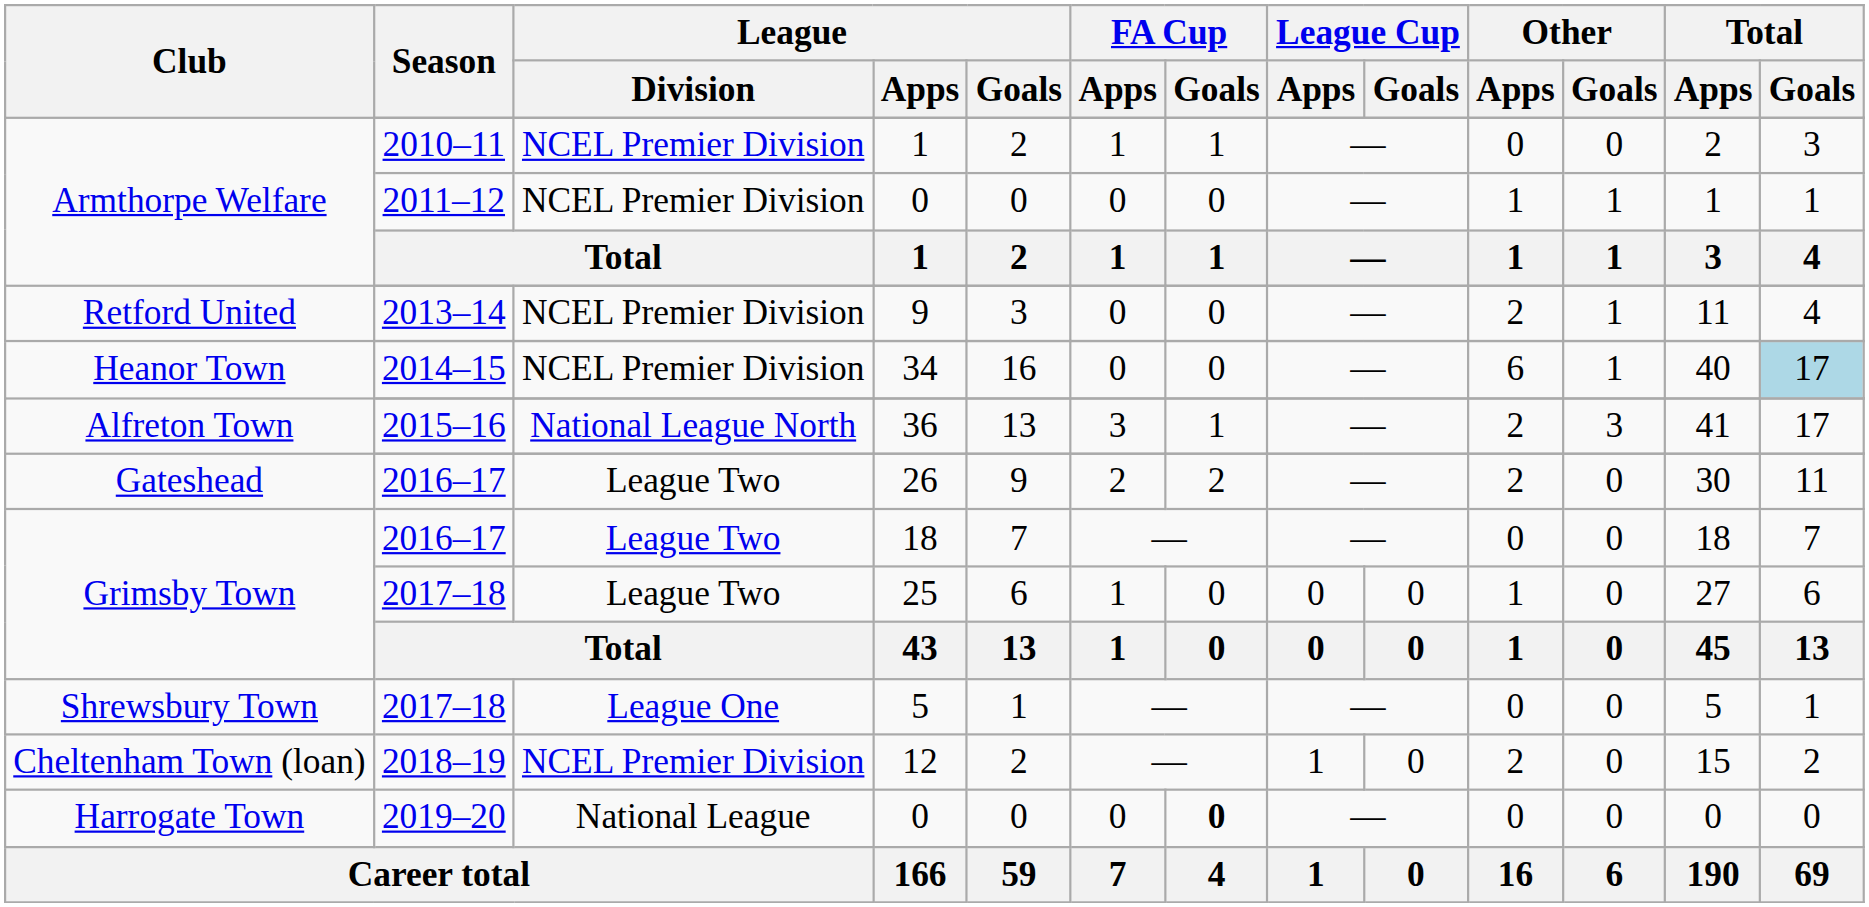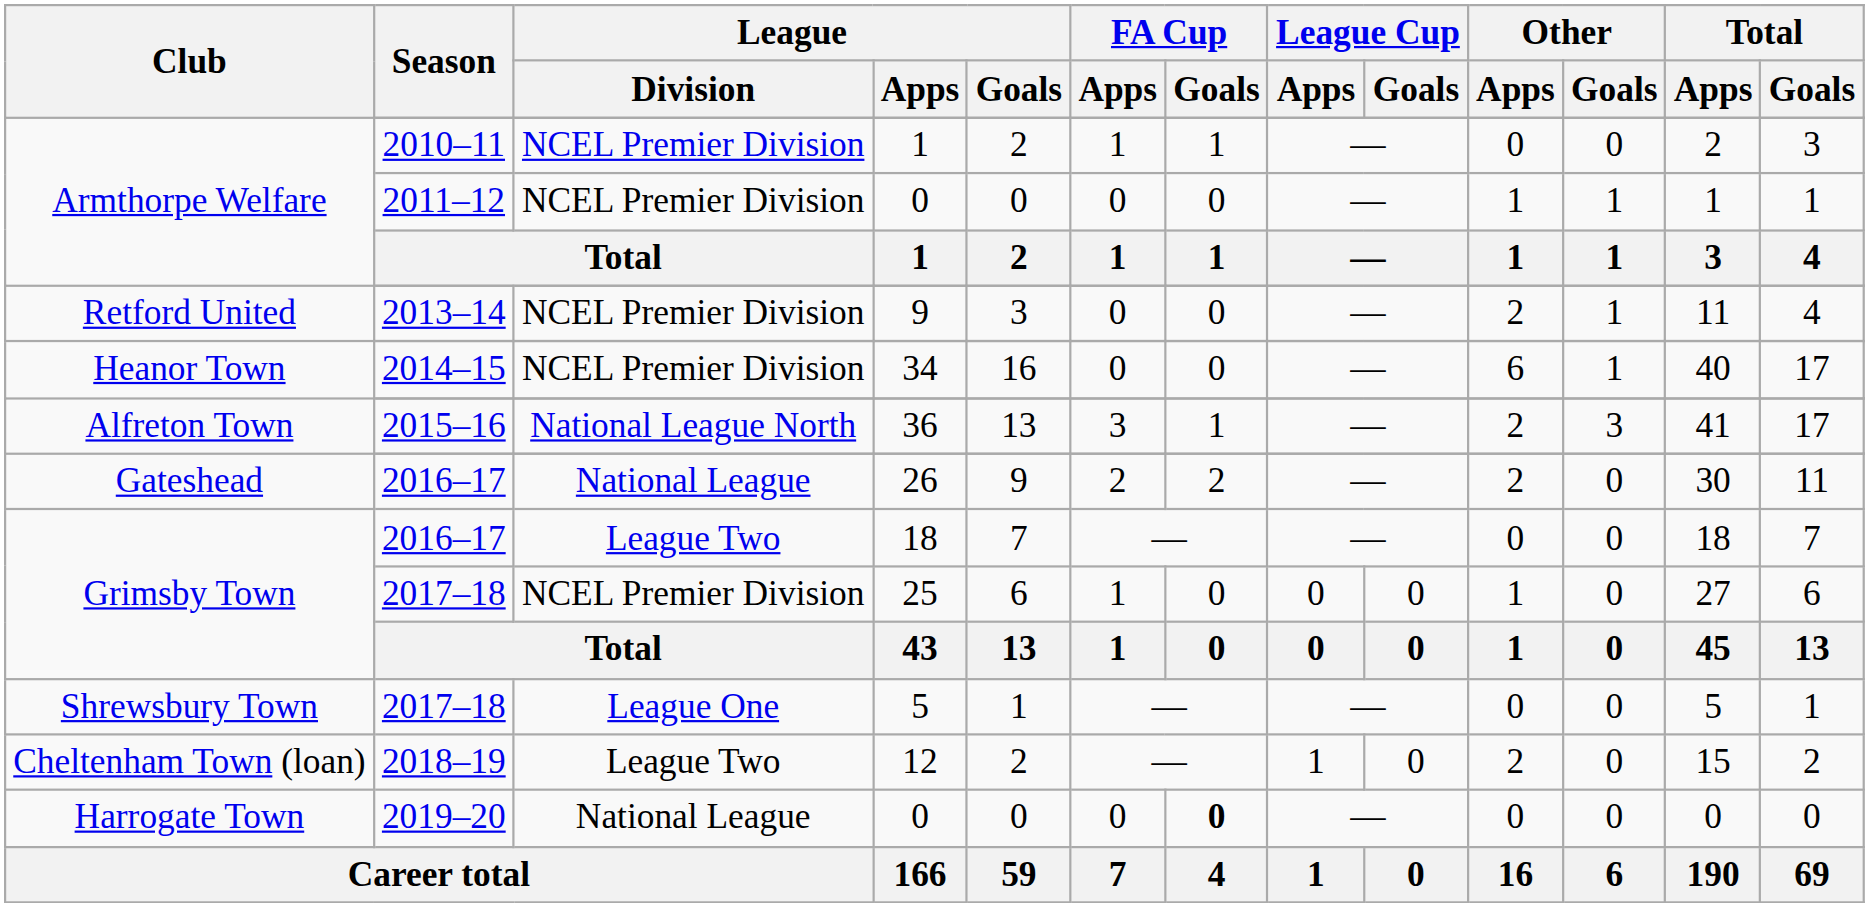(1812, 369) lightblue background -> (1812, 369) no background
(693, 481) League Two -> (693, 481) National League
(693, 593) League Two -> (693, 593) NCEL Premier Division
(693, 761) NCEL Premier Division -> (693, 761) League Two
